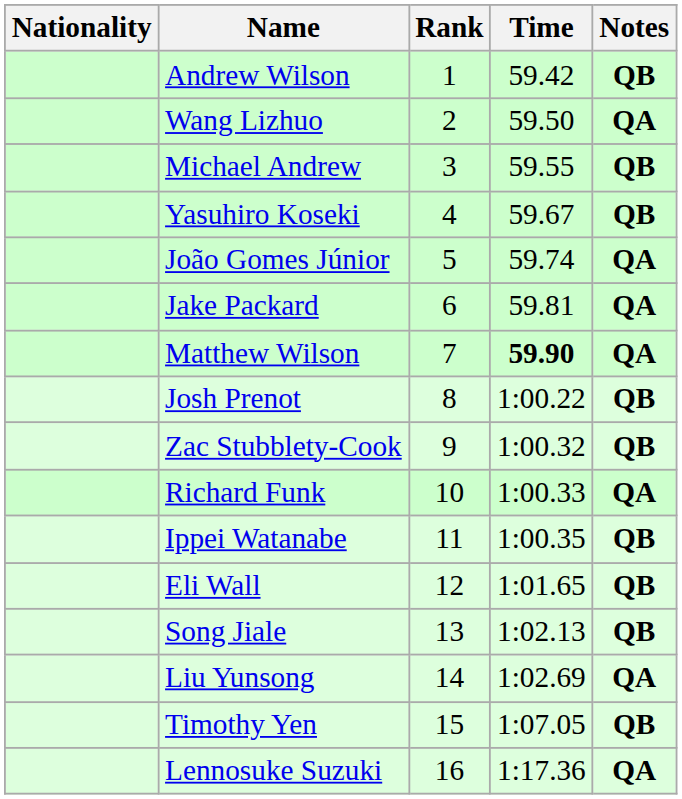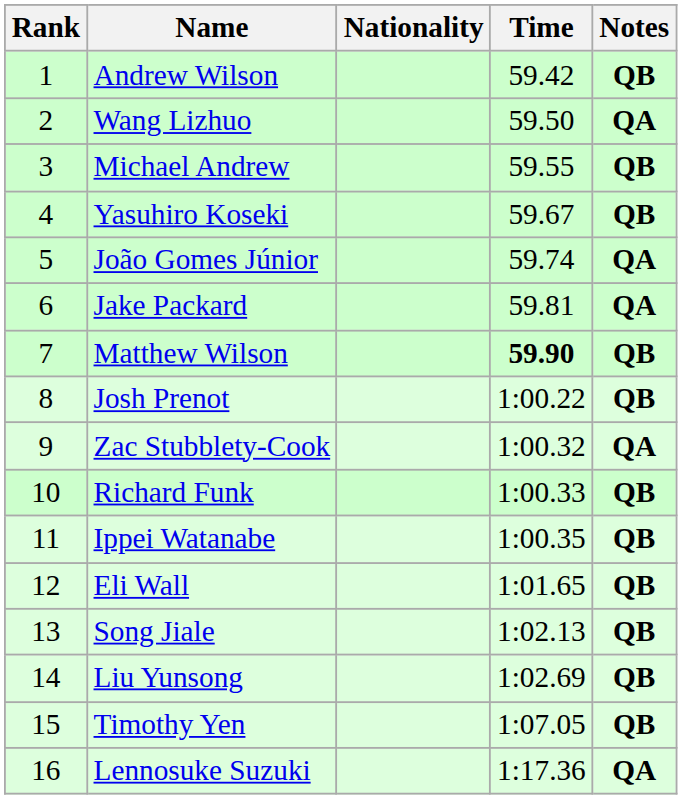columns swapped: (449, 27) <-> (82, 27)
(634, 352) QA -> (634, 352) QB
(634, 445) QB -> (634, 445) QA
(634, 492) QA -> (634, 492) QB
(634, 677) QA -> (634, 677) QB
